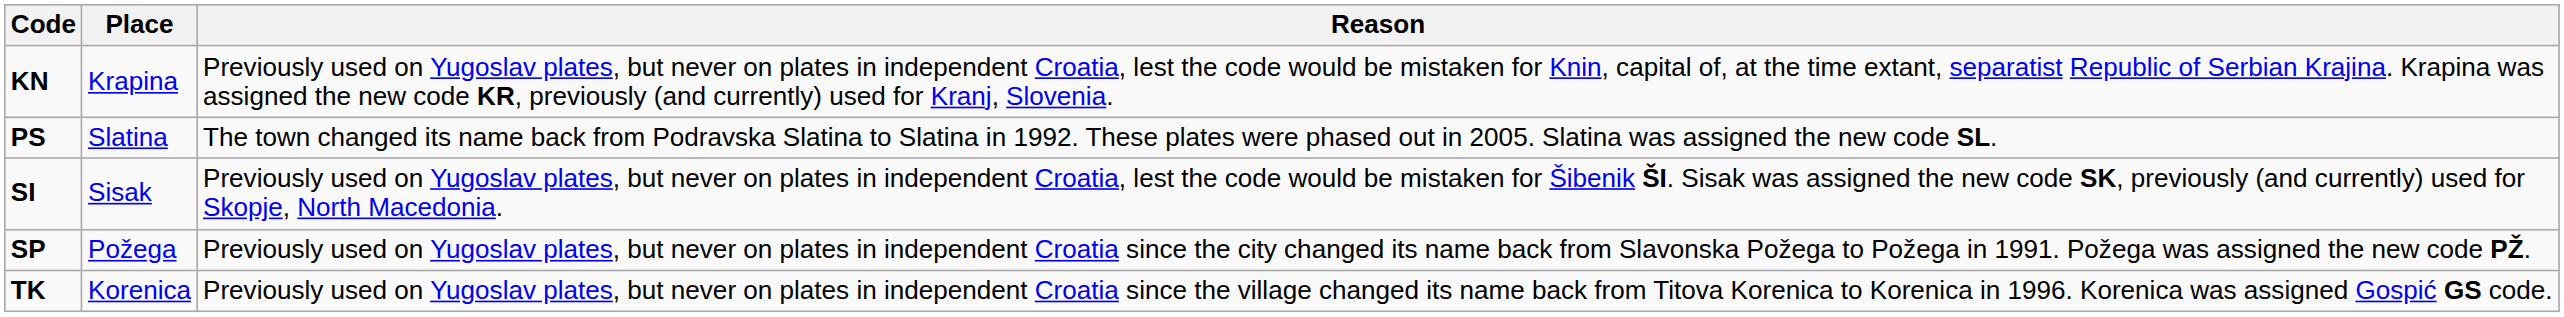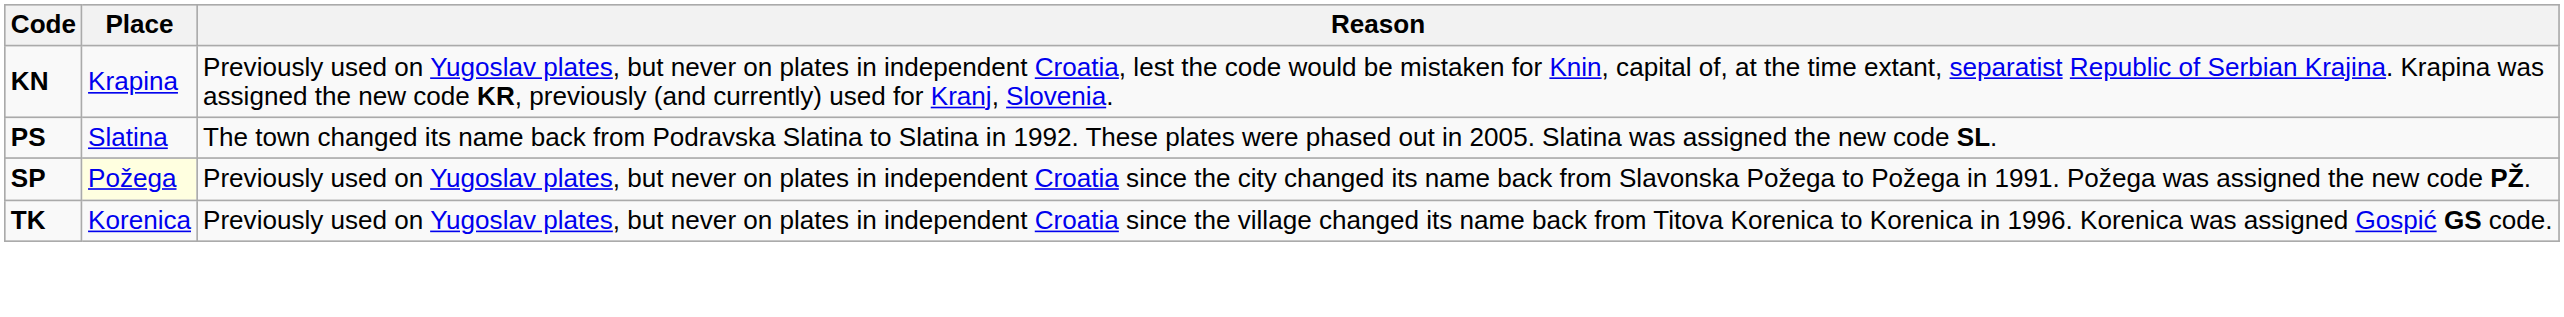- row: (23, 193)
(132, 249) no background -> (132, 178) lightyellow background
